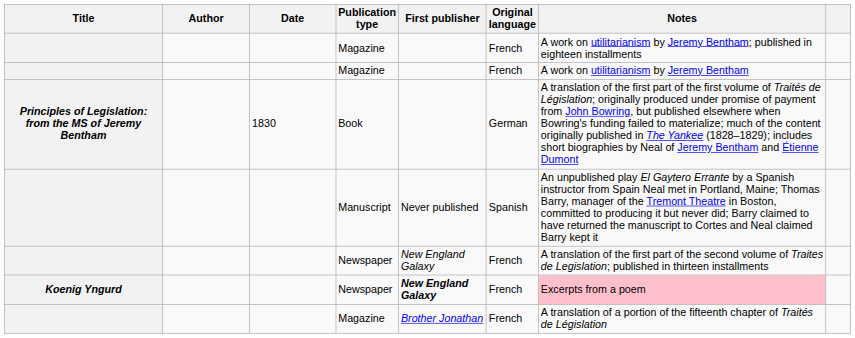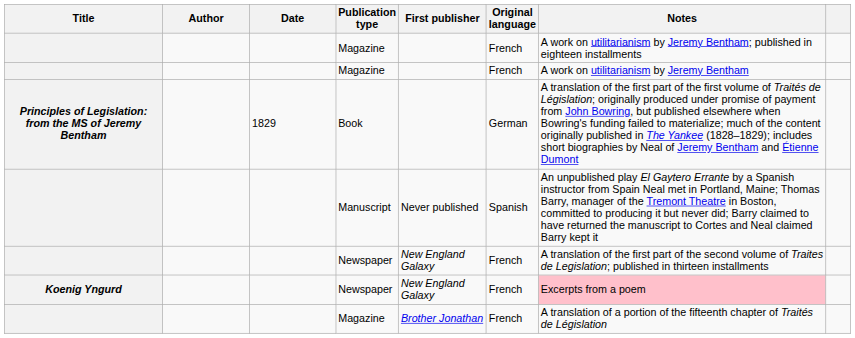(264, 124) 1830 -> (264, 124) 1829
(435, 289) bold -> (433, 289) normal
